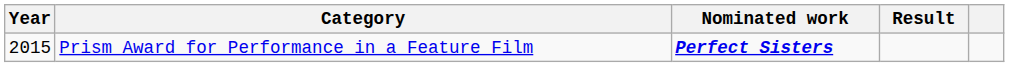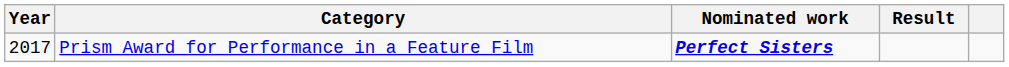(30, 48) 2015 -> (30, 48) 2017
